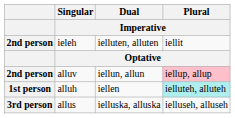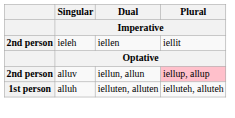(128, 43) ielluten, alluten -> (109, 43) iellen
(109, 89) iellen -> (128, 89) ielluten, alluten
(195, 89) paleturquoise background -> (193, 89) no background
- row: (67, 105)
